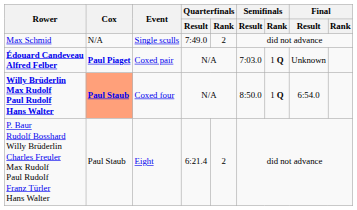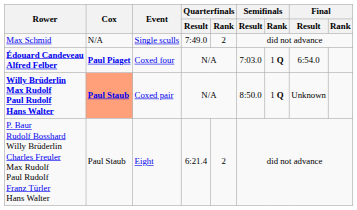(154, 60) Coxed pair -> (154, 60) Coxed four
(309, 60) Unknown -> (309, 60) 6:54.0
(154, 96) Coxed four -> (154, 96) Coxed pair
(309, 96) 6:54.0 -> (309, 96) Unknown
